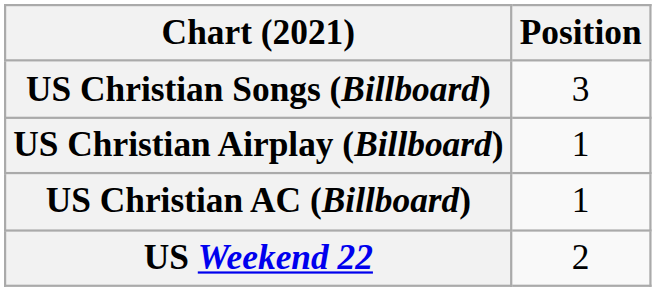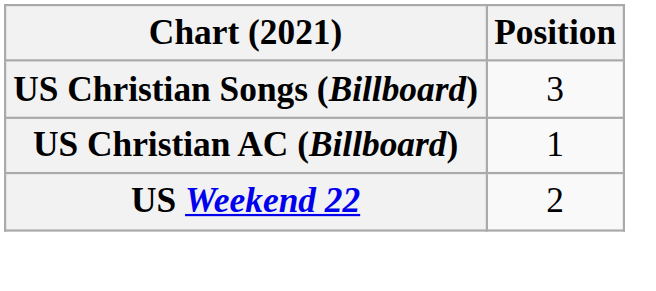- row: (258, 144)
